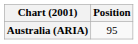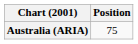(112, 30) 95 -> (112, 30) 75
